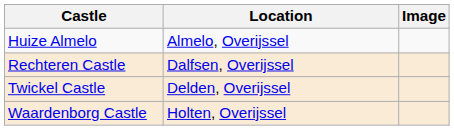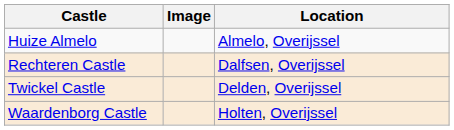columns swapped: (281, 16) <-> (424, 16)
